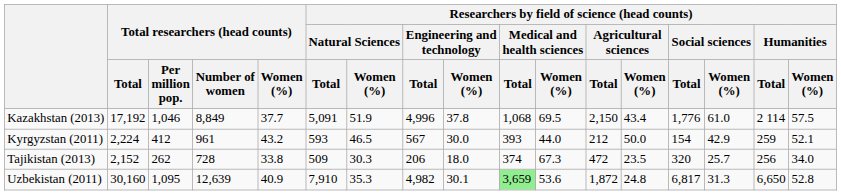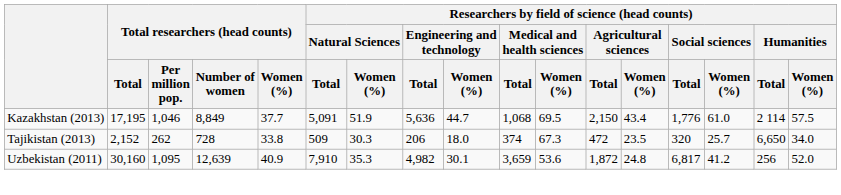(128, 118) 17,192 -> (128, 118) 17,195
(420, 118) 4,996 -> (420, 118) 5,636
(458, 118) 37.8 -> (458, 118) 44.7
- row: (55, 139)
(766, 159) 256 -> (771, 139) 6,650
(517, 179) lightgreen background -> (517, 159) no background
(719, 179) 31.3 -> (719, 159) 41.2
(771, 179) 6,650 -> (766, 159) 256
(803, 179) 52.8 -> (803, 159) 52.0
